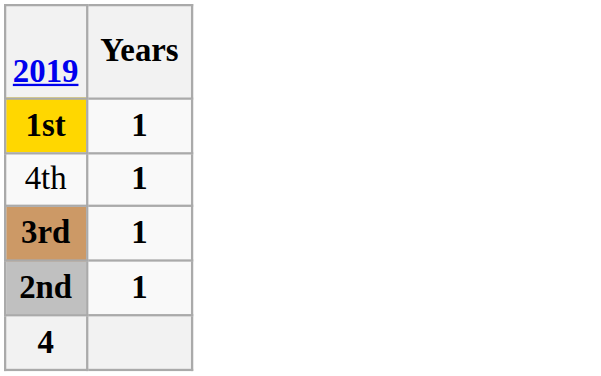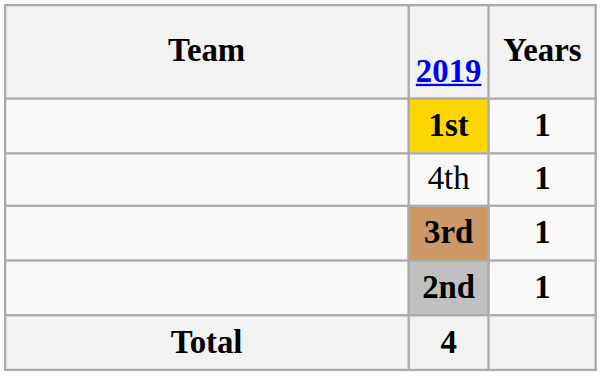+ column: (207, 51)
